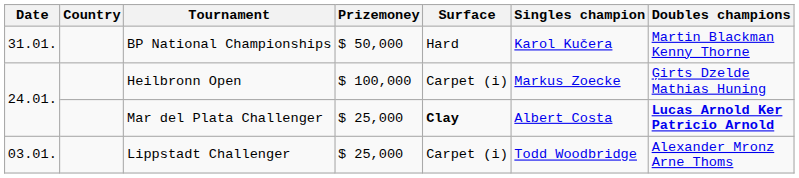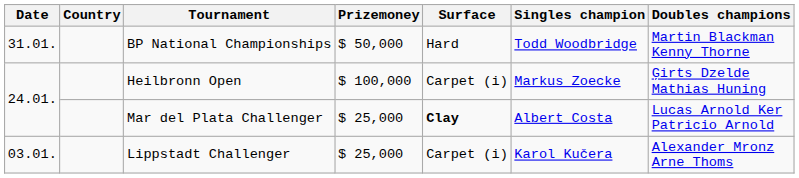(563, 44) Karol Kučera -> (576, 44) Todd Woodbridge
(717, 118) bold -> (717, 118) normal
(576, 154) Todd Woodbridge -> (563, 154) Karol Kučera
